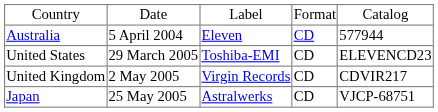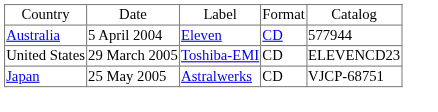- row: (56, 76)
